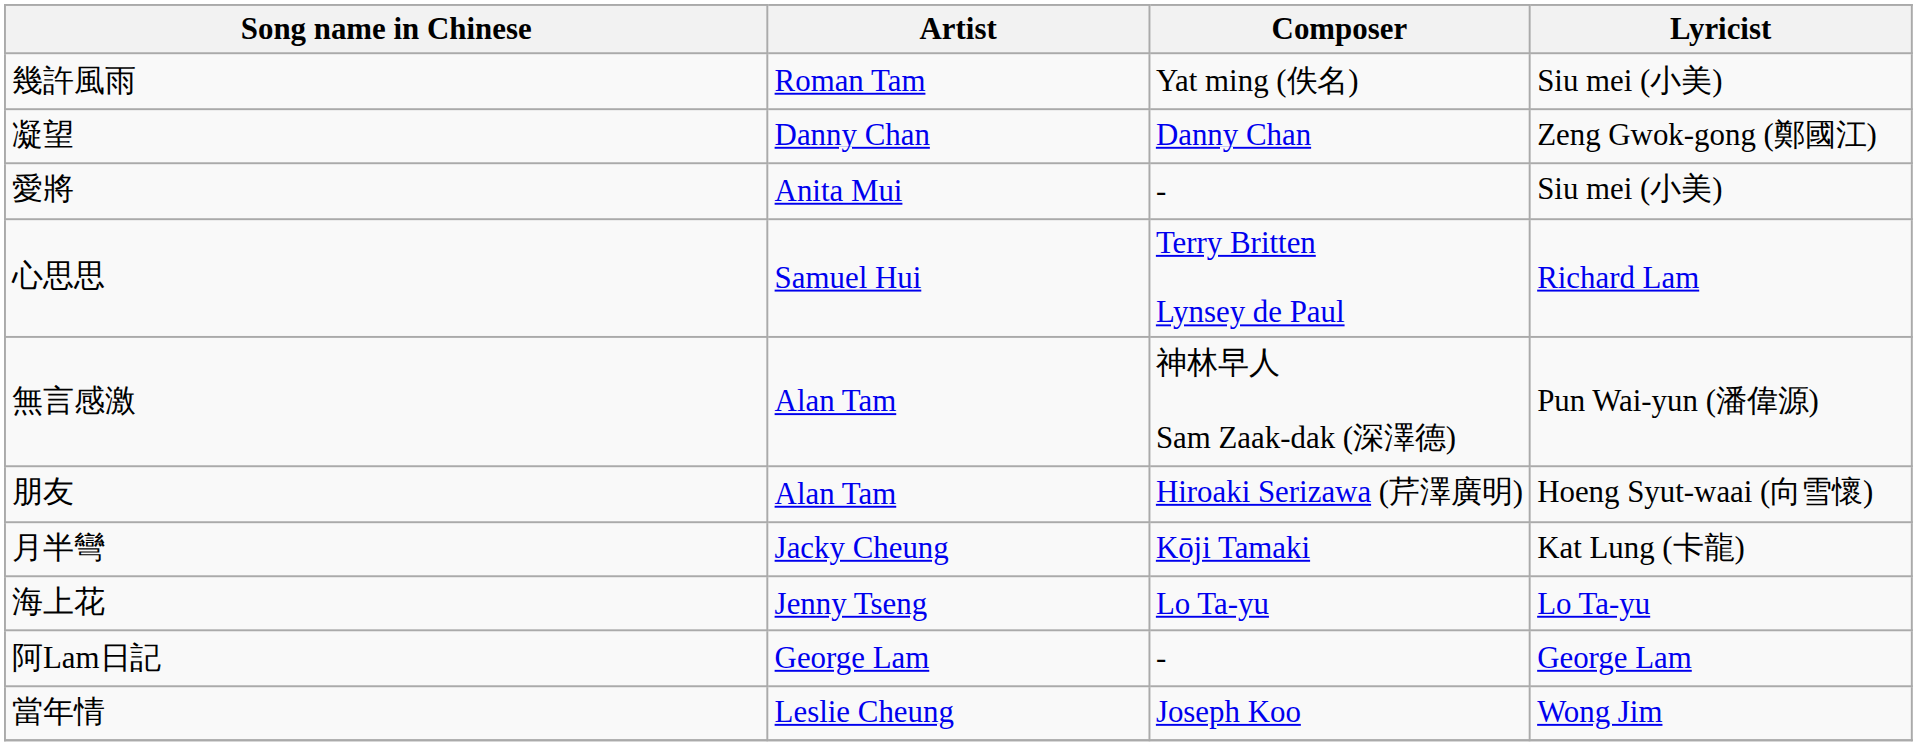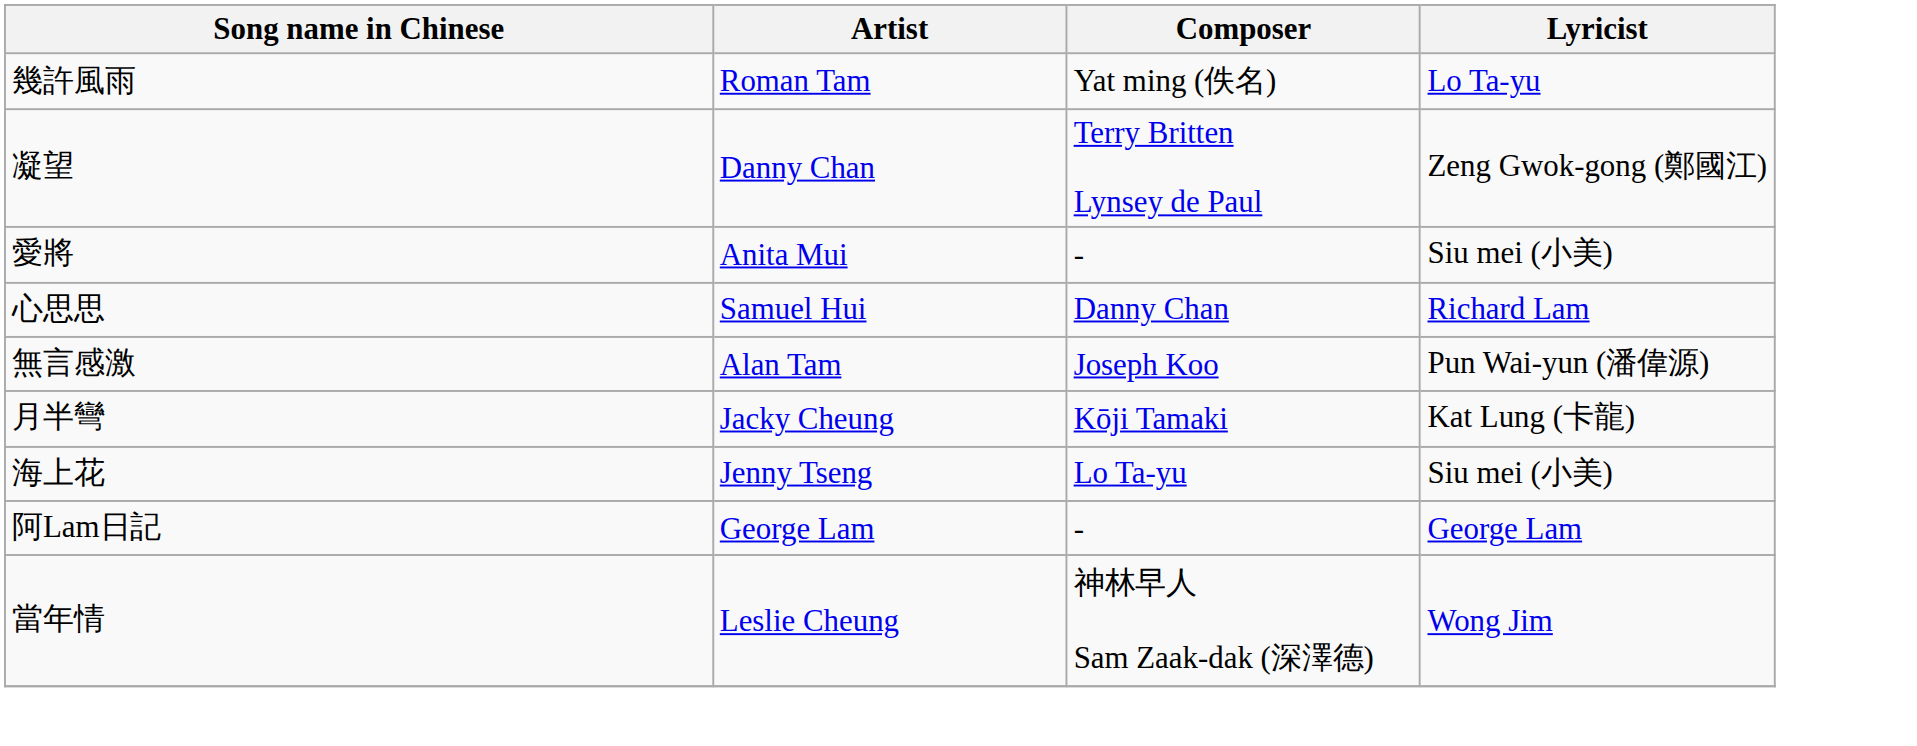(1630, 79) Siu mei (小美) -> (1484, 80) Lo Ta-yu
(1234, 135) Danny Chan -> (1168, 167) Terry Britten Lynsey de Paul
(1250, 276) Terry Britten Lynsey de Paul -> (1151, 308) Danny Chan
(1306, 400) 神林早人 Sam Zaak-dak (深澤德) -> (1146, 363) Joseph Koo
- row: (43, 492)
(1594, 603) Lo Ta-yu -> (1520, 472) Siu mei (小美)
(1228, 712) Joseph Koo -> (1224, 619) 神林早人 Sam Zaak-dak (深澤德)
